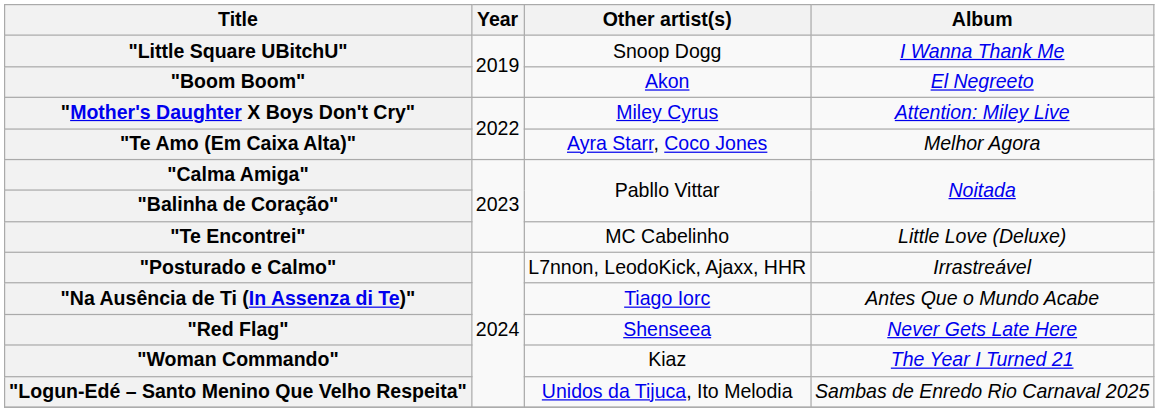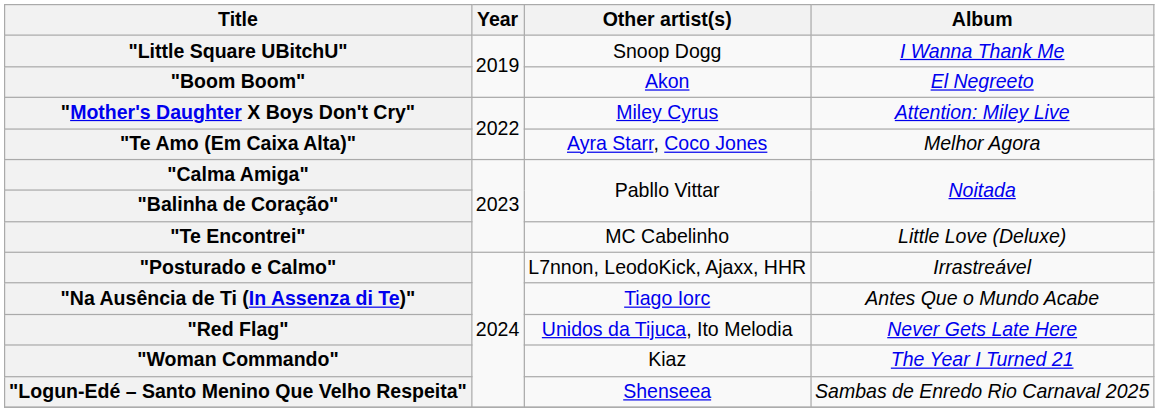(667, 329) Shenseea -> (667, 329) Unidos da Tijuca, Ito Melodia
(667, 391) Unidos da Tijuca, Ito Melodia -> (667, 391) Shenseea
